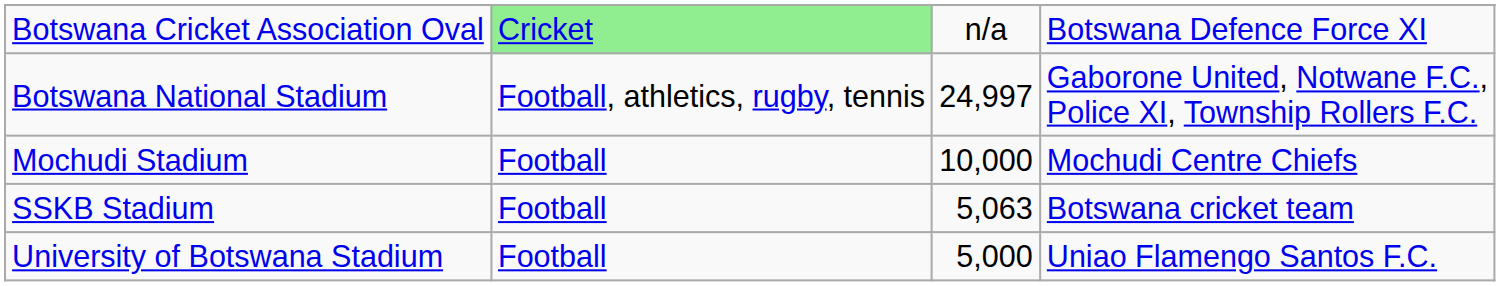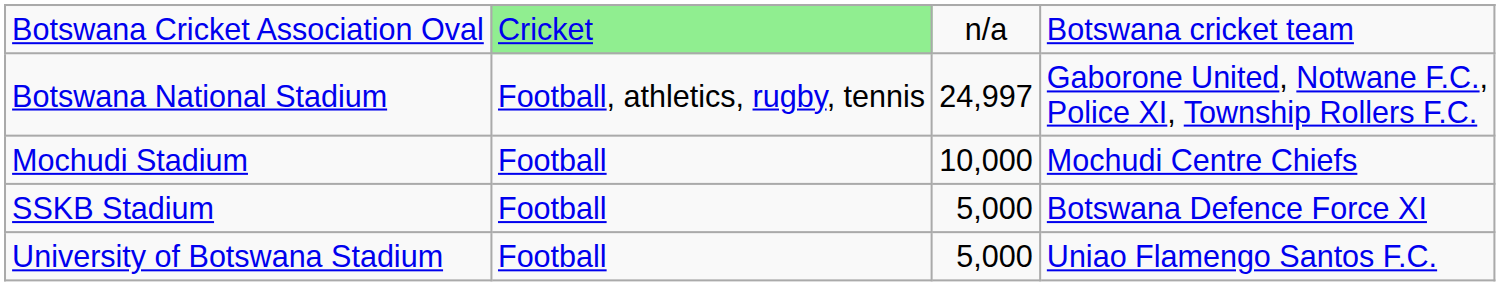(1237, 29) Botswana Defence Force XI -> (1200, 29) Botswana cricket team
(994, 209) 5,063 -> (994, 209) 5,000
(1200, 209) Botswana cricket team -> (1237, 209) Botswana Defence Force XI
